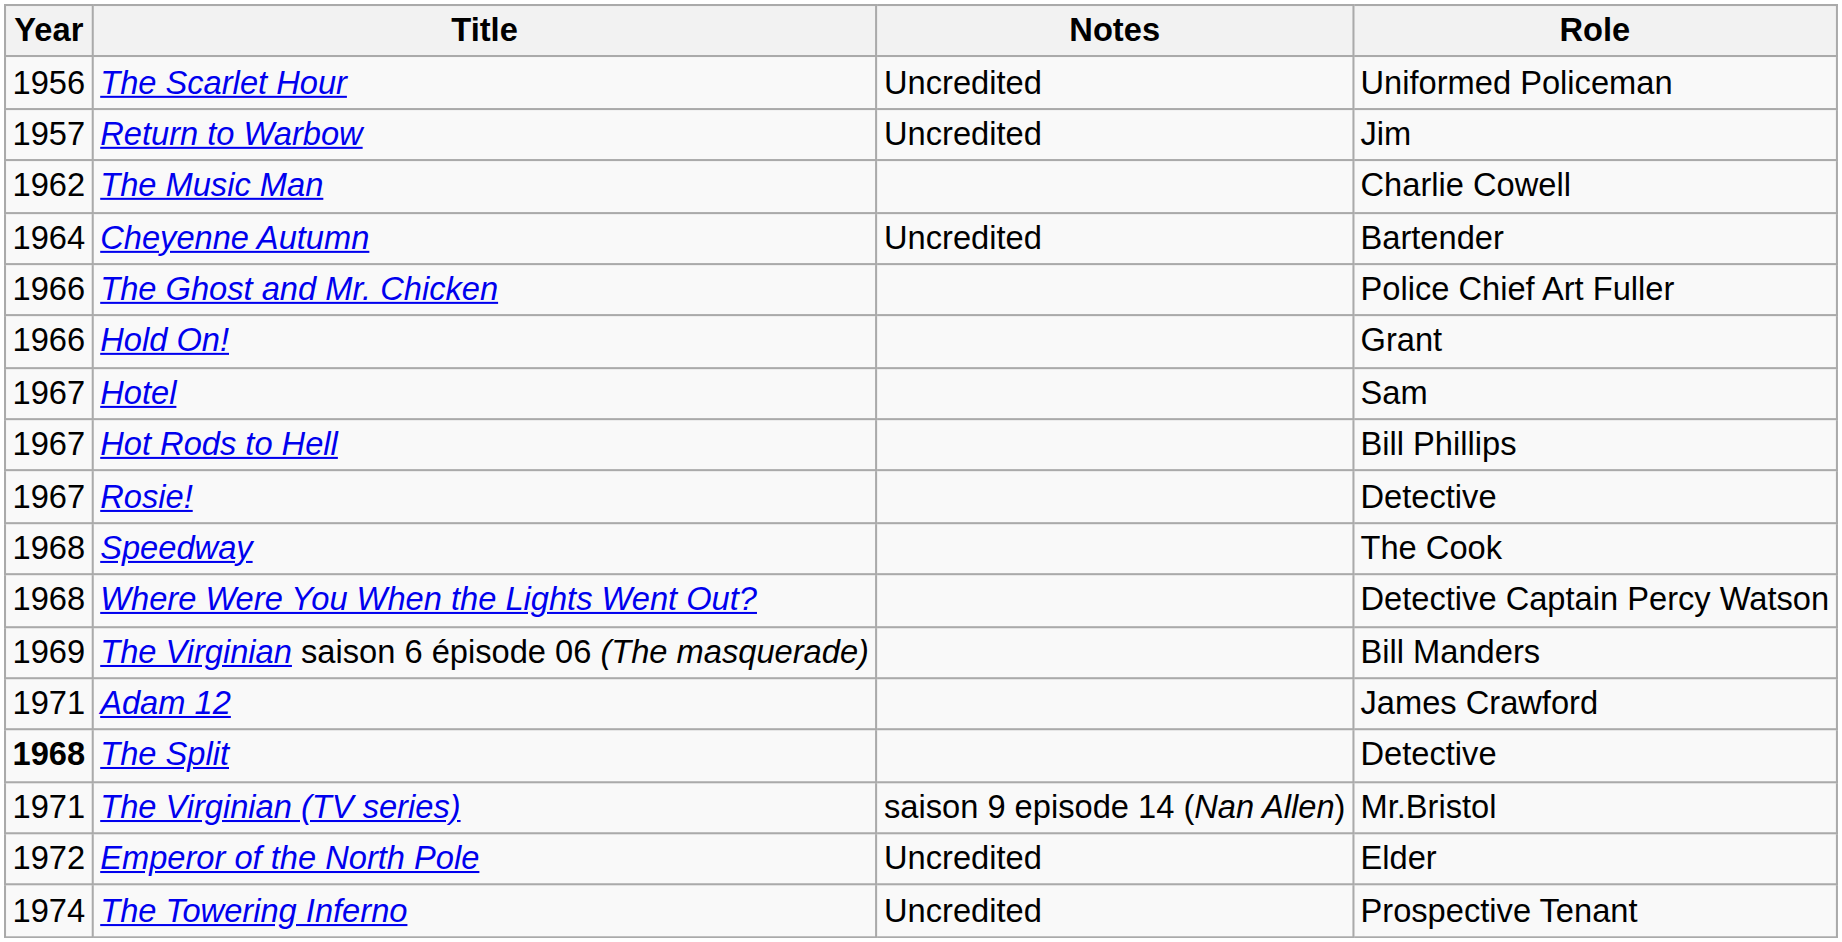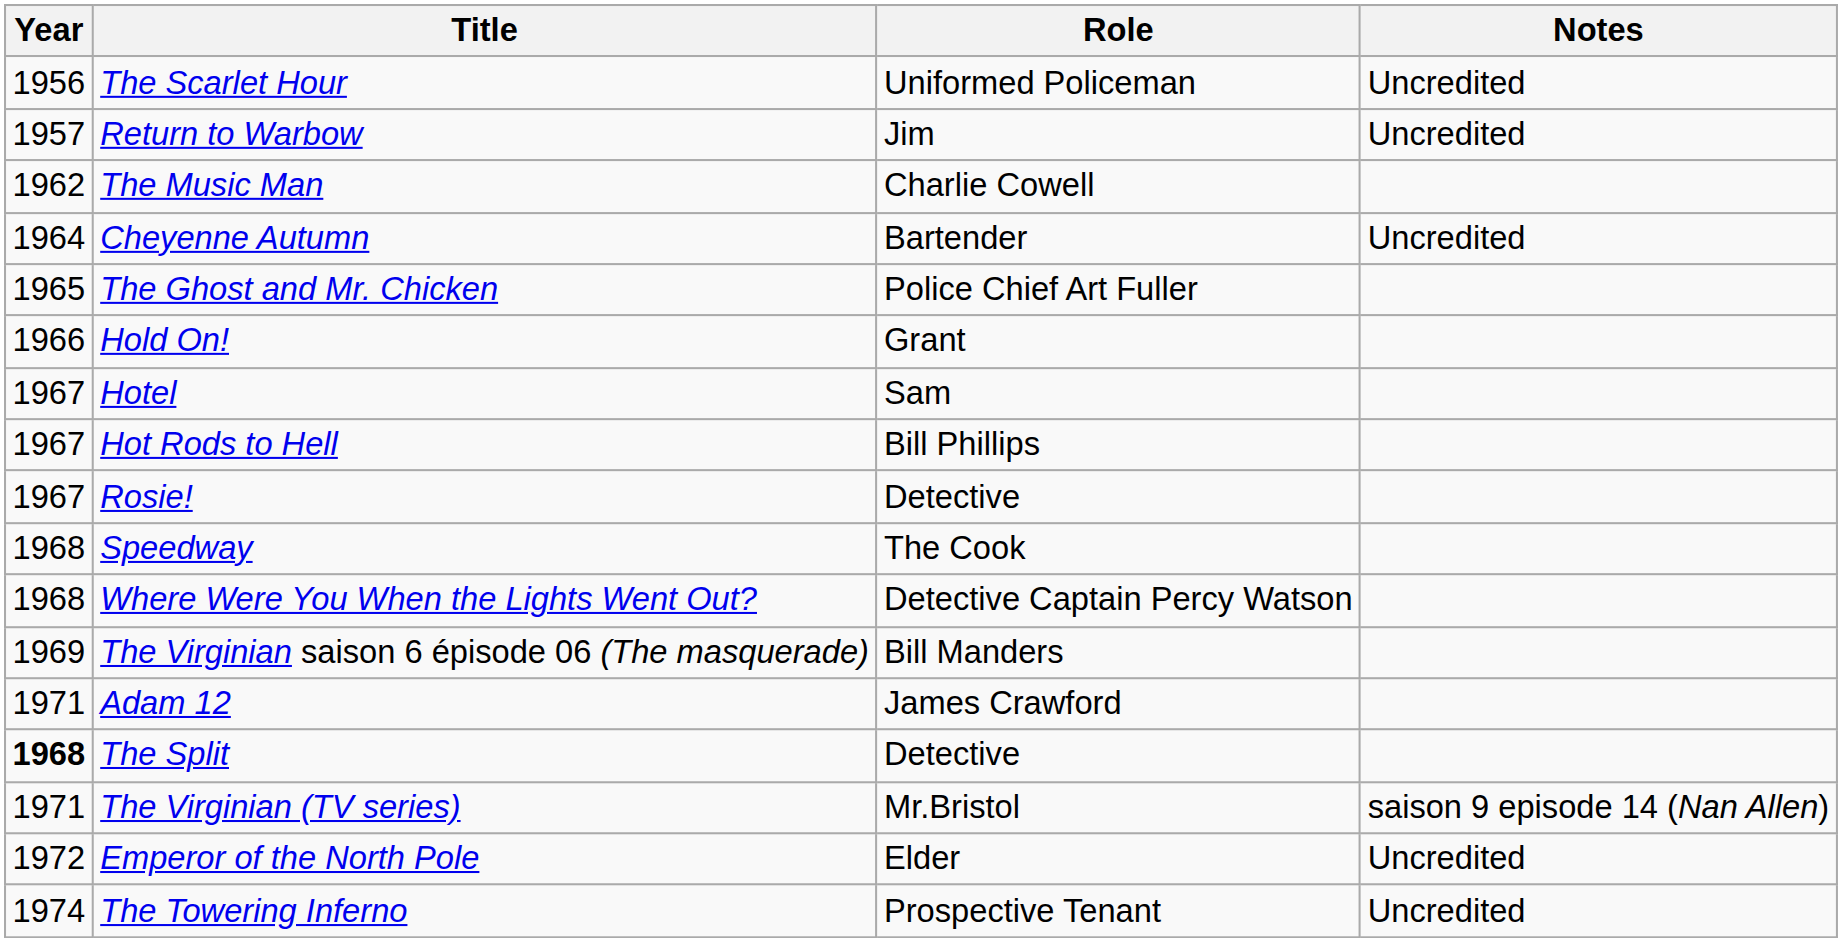columns swapped: (1595, 30) <-> (1115, 30)
(49, 289) 1966 -> (49, 289) 1965
